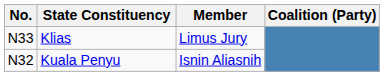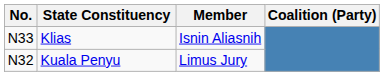(213, 37) Limus Jury -> (220, 37) Isnin Aliasnih
(220, 60) Isnin Aliasnih -> (213, 60) Limus Jury
